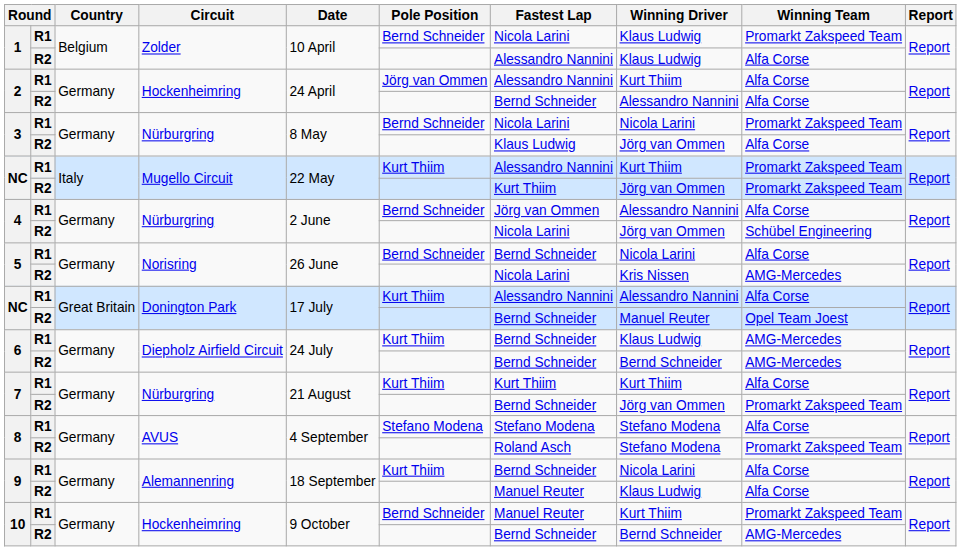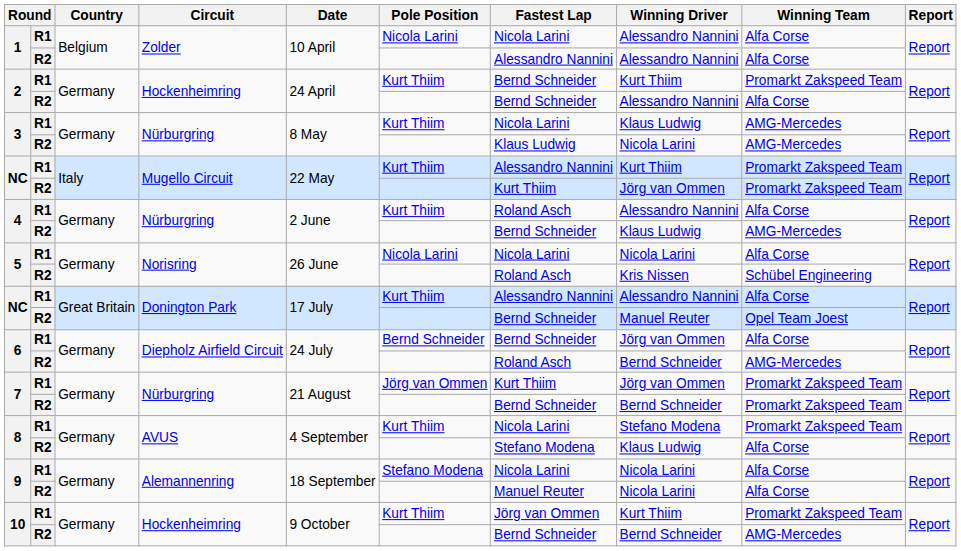(433, 37) Bernd Schneider -> (420, 37) Nicola Larini
(660, 37) Klaus Ludwig -> (679, 37) Alessandro Nannini
(824, 37) Promarkt Zakspeed Team -> (777, 37) Alfa Corse
(660, 58) Klaus Ludwig -> (679, 58) Alessandro Nannini
(435, 80) Jörg van Ommen -> (413, 80) Kurt Thiim
(554, 80) Alessandro Nannini -> (545, 80) Bernd Schneider
(777, 80) Alfa Corse -> (824, 80) Promarkt Zakspeed Team
(433, 123) Bernd Schneider -> (413, 123) Kurt Thiim
(657, 123) Nicola Larini -> (660, 123) Klaus Ludwig
(824, 123) Promarkt Zakspeed Team -> (793, 123) AMG-Mercedes
(672, 145) Jörg van Ommen -> (657, 145) Nicola Larini
(777, 145) Alfa Corse -> (793, 145) AMG-Mercedes
(433, 210) Bernd Schneider -> (413, 210) Kurt Thiim
(547, 210) Jörg van Ommen -> (533, 210) Roland Asch
(532, 231) Nicola Larini -> (545, 231) Bernd Schneider
(672, 231) Jörg van Ommen -> (660, 231) Klaus Ludwig
(808, 231) Schübel Engineering -> (793, 231) AMG-Mercedes
(433, 253) Bernd Schneider -> (420, 253) Nicola Larini
(545, 253) Bernd Schneider -> (532, 253) Nicola Larini
(532, 275) Nicola Larini -> (533, 275) Roland Asch
(793, 275) AMG-Mercedes -> (808, 275) Schübel Engineering
(413, 340) Kurt Thiim -> (433, 340) Bernd Schneider
(660, 340) Klaus Ludwig -> (672, 340) Jörg van Ommen
(793, 340) AMG-Mercedes -> (777, 340) Alfa Corse
(545, 361) Bernd Schneider -> (533, 361) Roland Asch
(413, 383) Kurt Thiim -> (435, 383) Jörg van Ommen
(651, 383) Kurt Thiim -> (672, 383) Jörg van Ommen
(777, 383) Alfa Corse -> (824, 383) Promarkt Zakspeed Team
(672, 405) Jörg van Ommen -> (671, 405) Bernd Schneider
(433, 426) Stefano Modena -> (413, 426) Kurt Thiim
(544, 426) Stefano Modena -> (532, 426) Nicola Larini
(777, 426) Alfa Corse -> (824, 426) Promarkt Zakspeed Team
(533, 448) Roland Asch -> (544, 448) Stefano Modena
(670, 448) Stefano Modena -> (660, 448) Klaus Ludwig
(824, 448) Promarkt Zakspeed Team -> (777, 448) Alfa Corse
(413, 470) Kurt Thiim -> (433, 470) Stefano Modena
(545, 470) Bernd Schneider -> (532, 470) Nicola Larini
(660, 491) Klaus Ludwig -> (657, 491) Nicola Larini
(433, 513) Bernd Schneider -> (413, 513) Kurt Thiim
(539, 513) Manuel Reuter -> (547, 513) Jörg van Ommen
